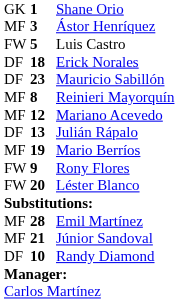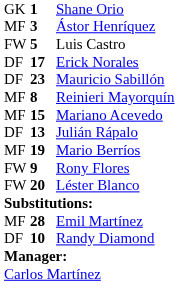(37, 61) 18 -> (37, 61) 17
(37, 114) 12 -> (37, 114) 15
- row: (104, 238)
